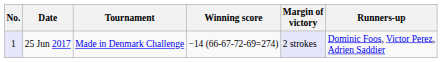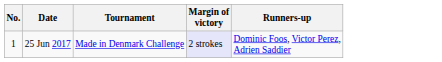- column: (234, 18)
(13, 44) lavender background -> (13, 44) no background
